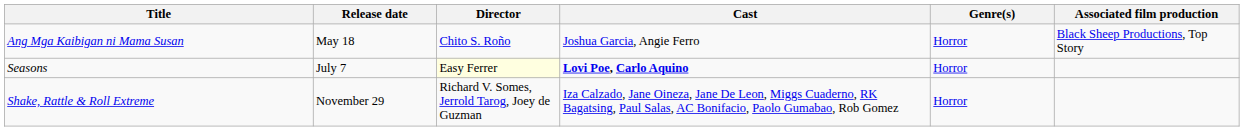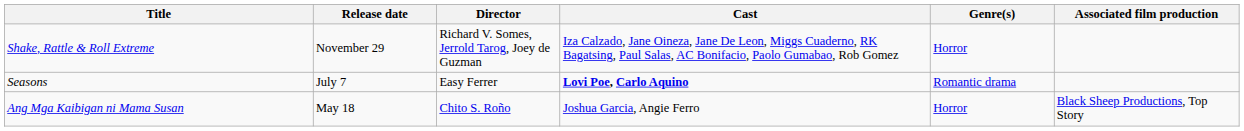rows swapped: (95, 41) <-> (81, 101)
(468, 68) lightyellow background -> (468, 82) no background
(950, 68) Horror -> (975, 82) Romantic drama
